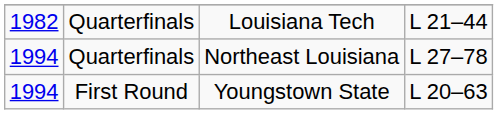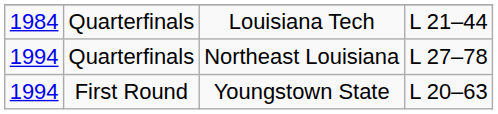(34, 21) 1982 -> (34, 21) 1984
